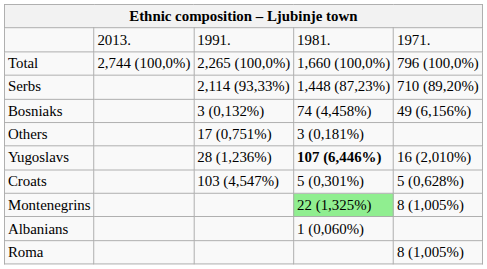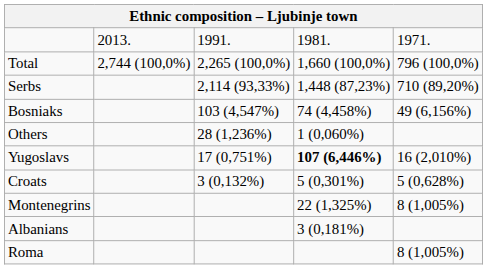(231, 110) 3 (0,132%) -> (238, 110) 103 (4,547%)
(234, 134) 17 (0,751%) -> (234, 134) 28 (1,236%)
(331, 134) 3 (0,181%) -> (331, 134) 1 (0,060%)
(234, 157) 28 (1,236%) -> (234, 157) 17 (0,751%)
(238, 181) 103 (4,547%) -> (231, 181) 3 (0,132%)
(334, 205) lightgreen background -> (334, 205) no background
(331, 228) 1 (0,060%) -> (331, 228) 3 (0,181%)
